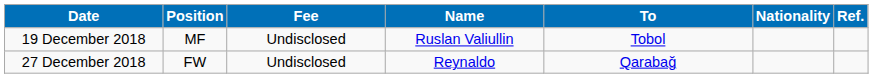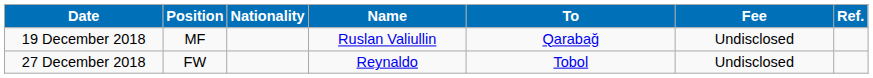columns swapped: (793, 16) <-> (306, 16)
(648, 39) Tobol -> (571, 39) Qarabağ
(648, 62) Qarabağ -> (571, 62) Tobol
